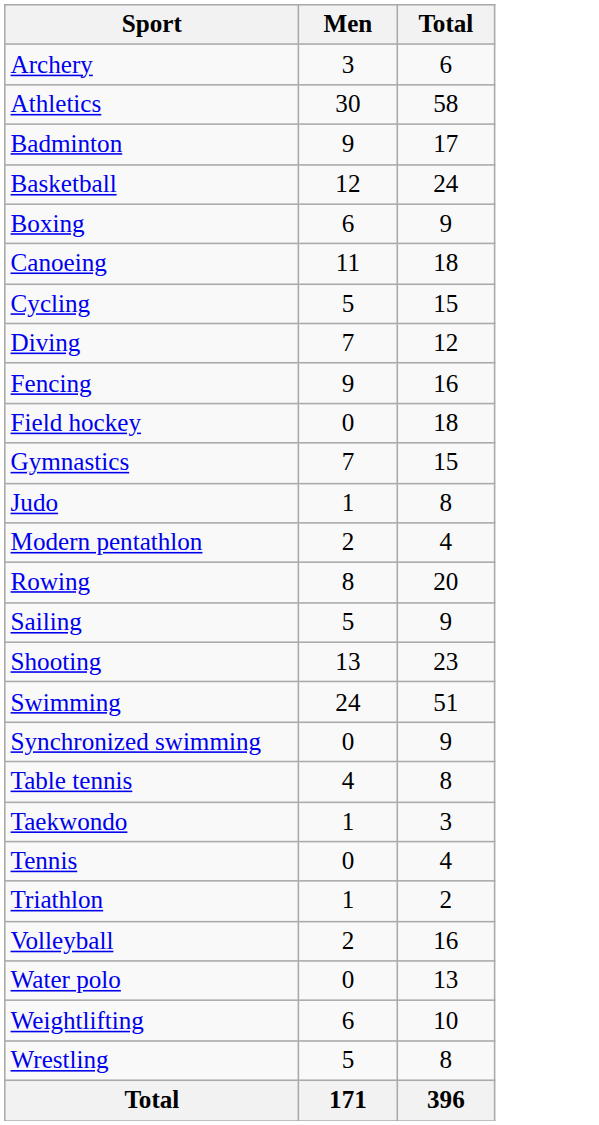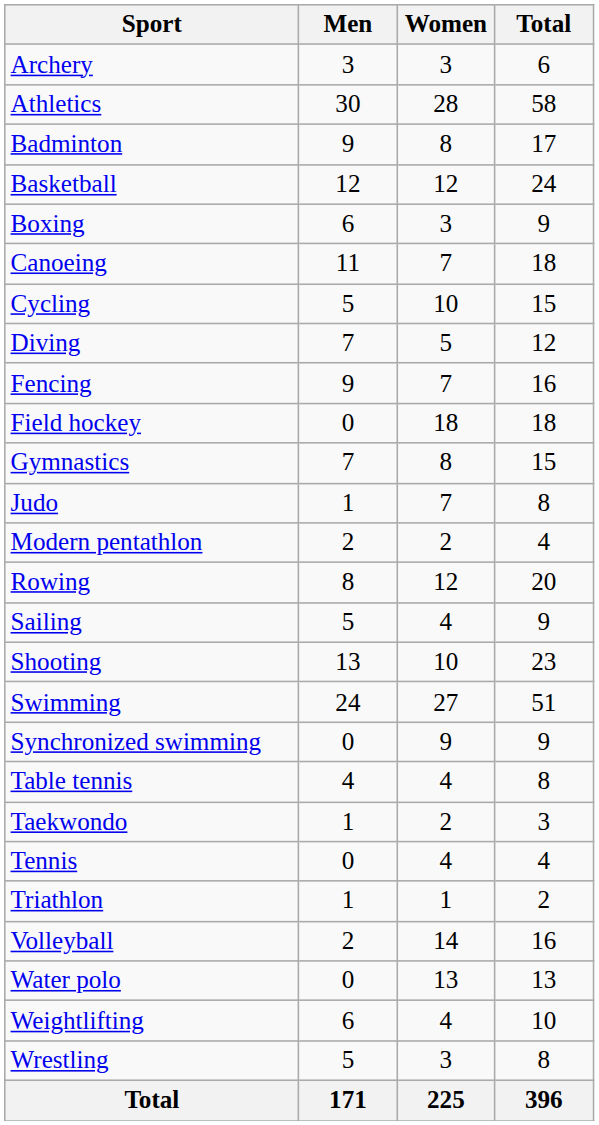+ column: (446, 24)
